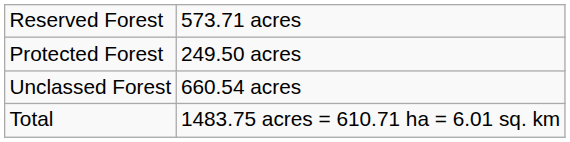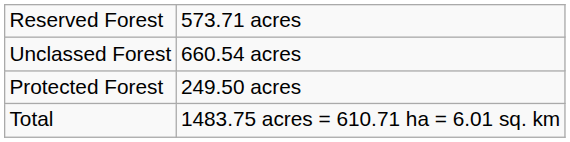rows swapped: (86, 53) <-> (90, 86)
